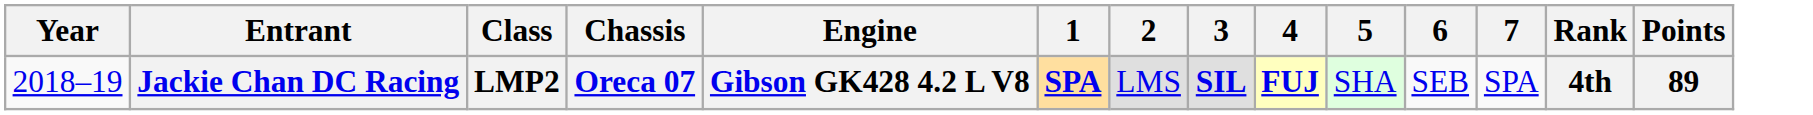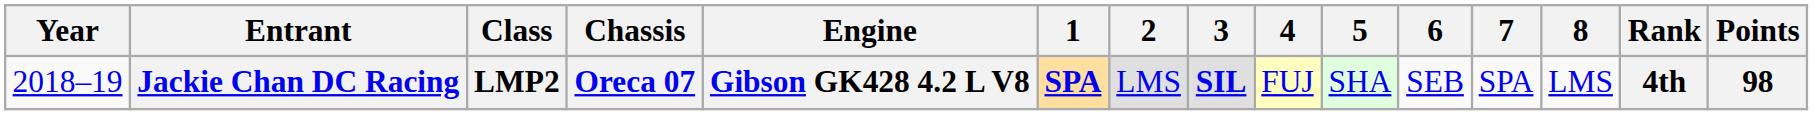+ column: (1581, 30)
(1290, 81) bold -> (1287, 81) normal
(1684, 81) 89 -> (1758, 81) 98
